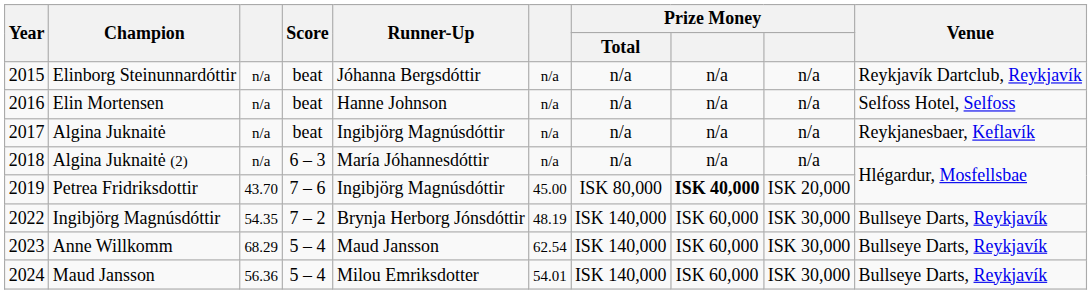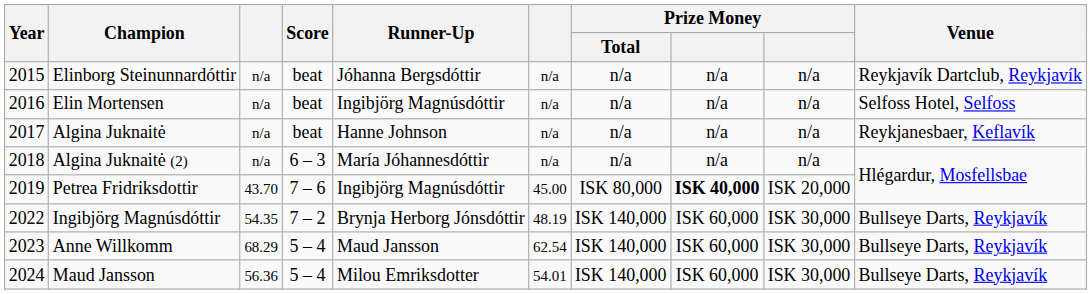(392, 103) Hanne Johnson -> (421, 103) Ingibjörg Magnúsdóttir
(421, 132) Ingibjörg Magnúsdóttir -> (392, 132) Hanne Johnson
